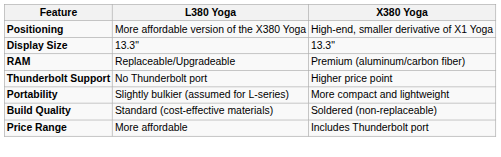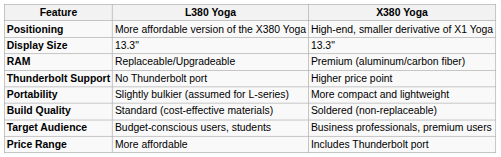+ row: (47, 128)
